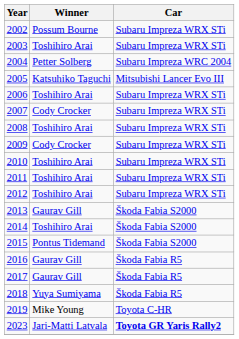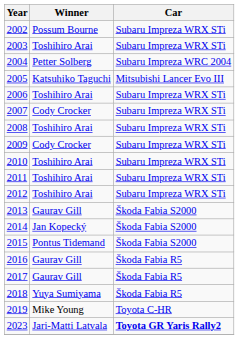(62, 227) Toshihiro Arai -> (59, 227) Jan Kopecký
